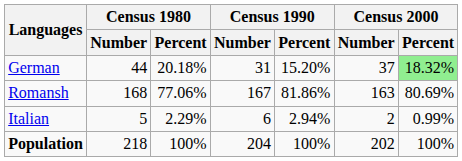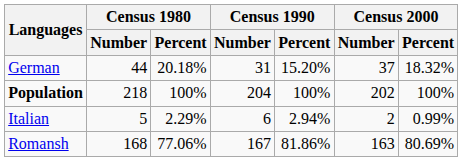(430, 67) lightgreen background -> (430, 67) no background
rows swapped: (38, 93) <-> (46, 144)
